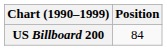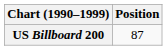(137, 34) 84 -> (137, 34) 87
